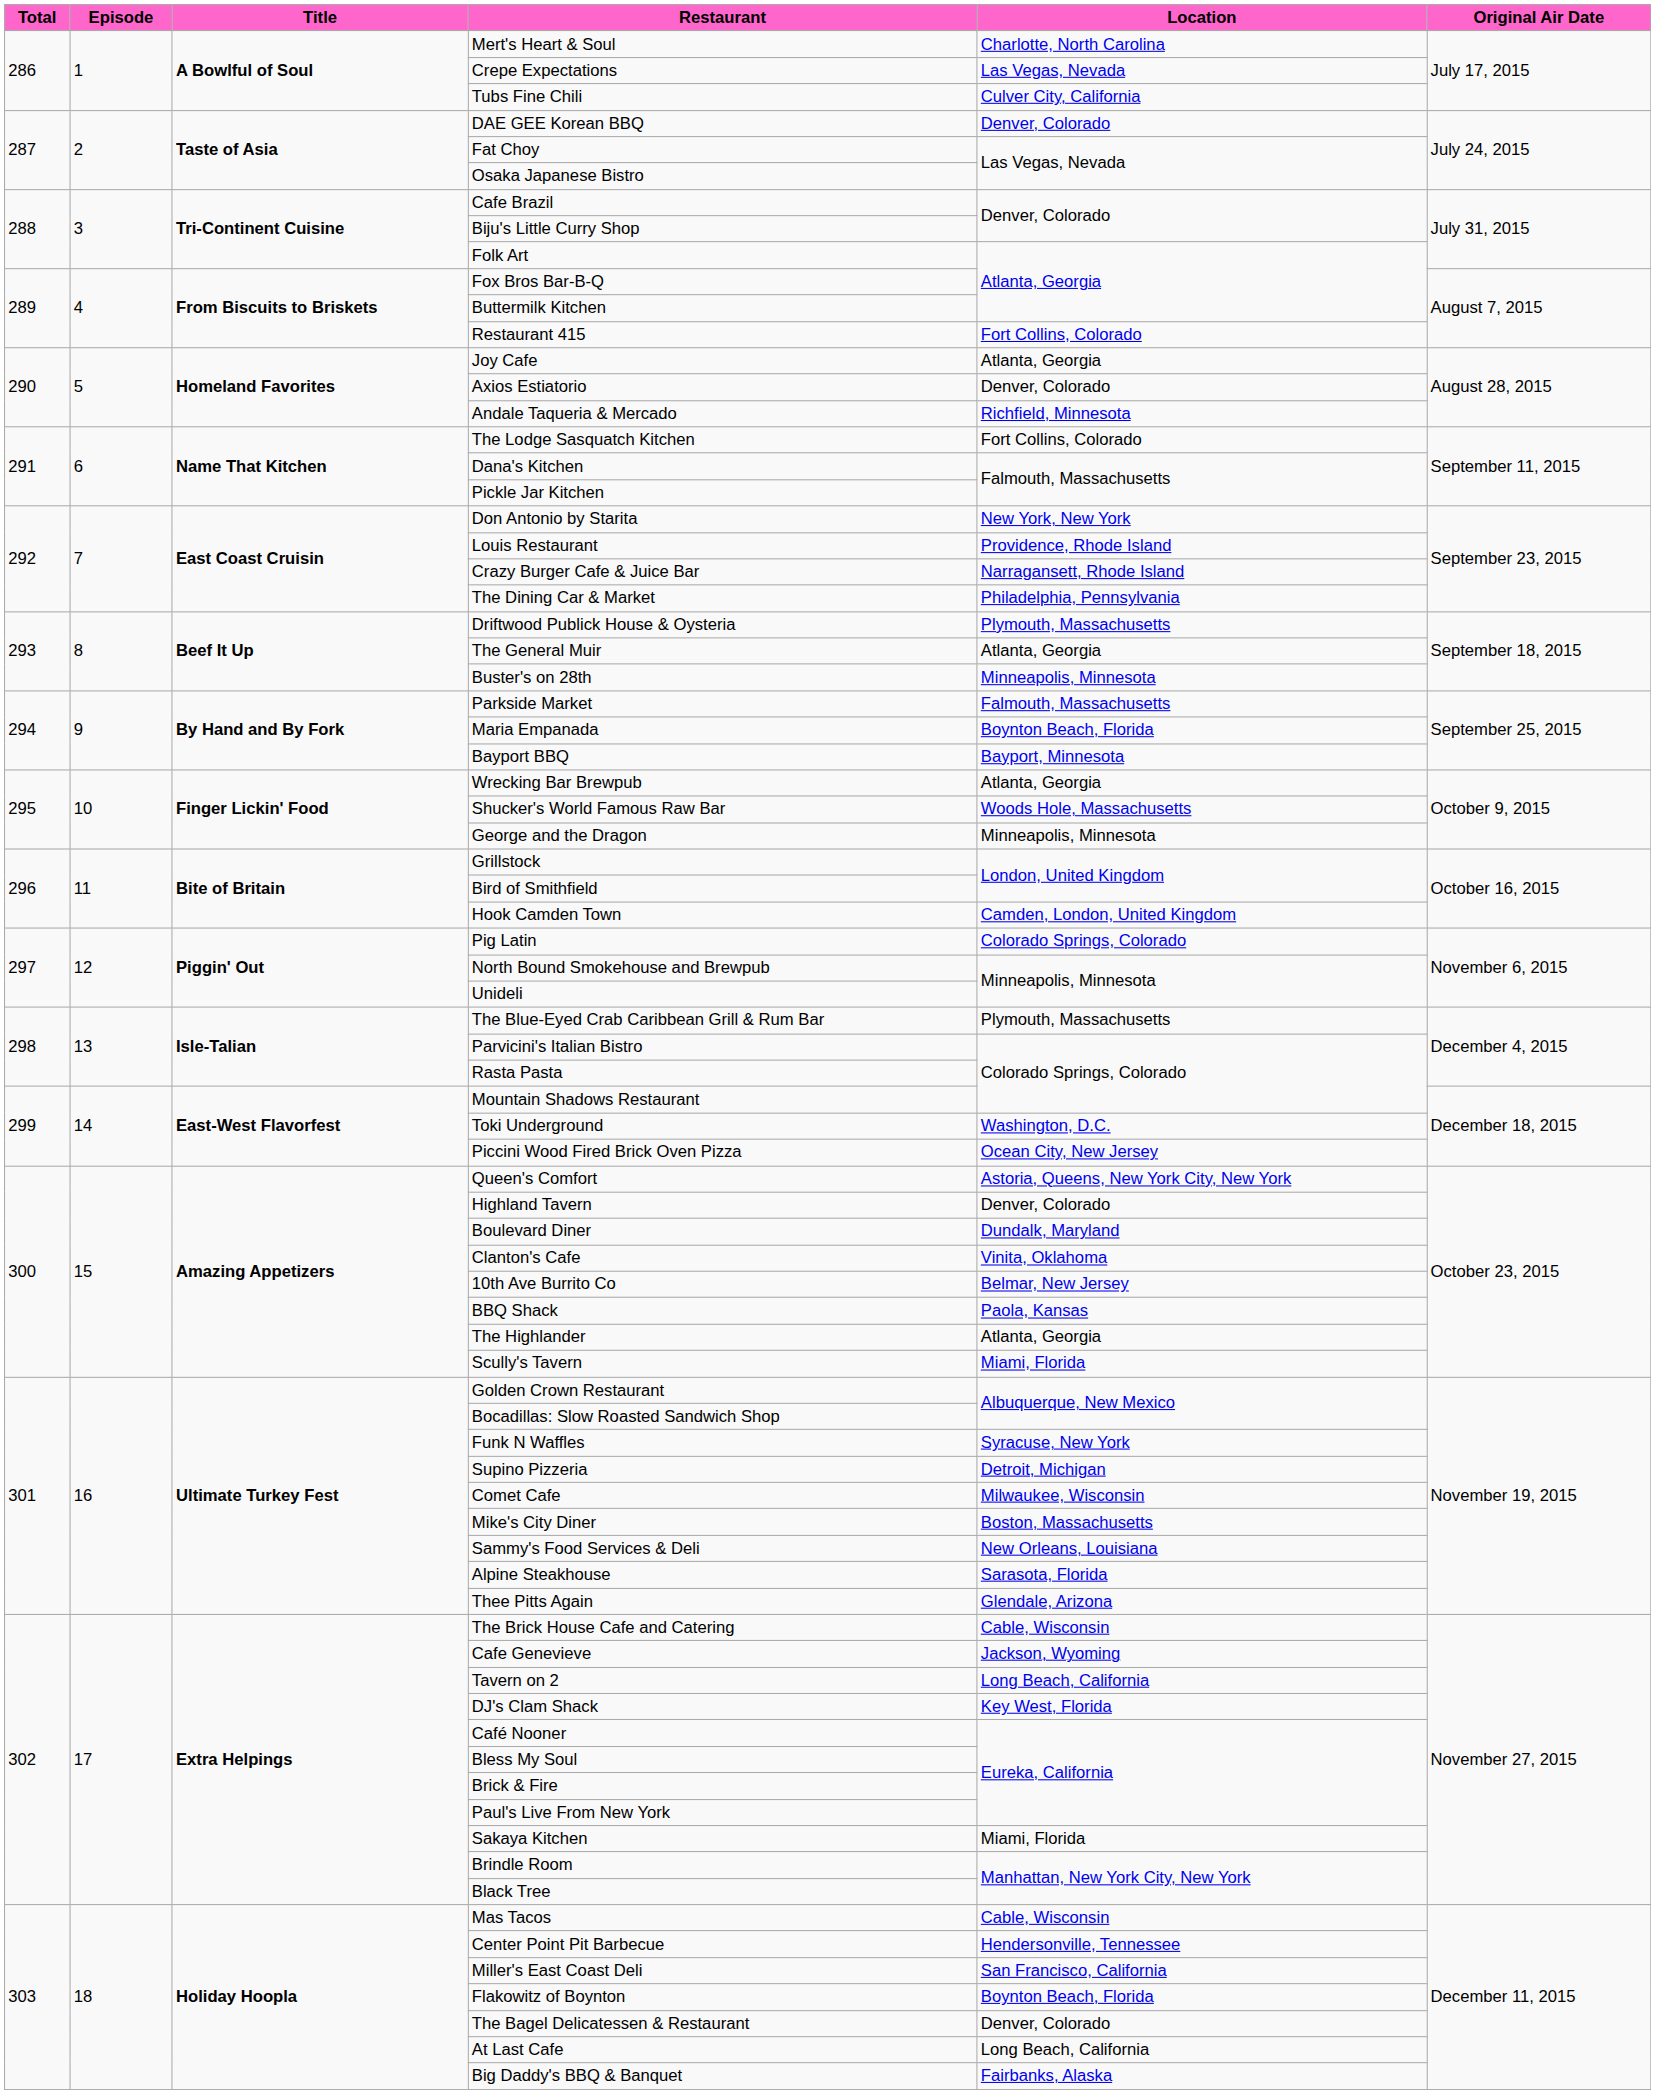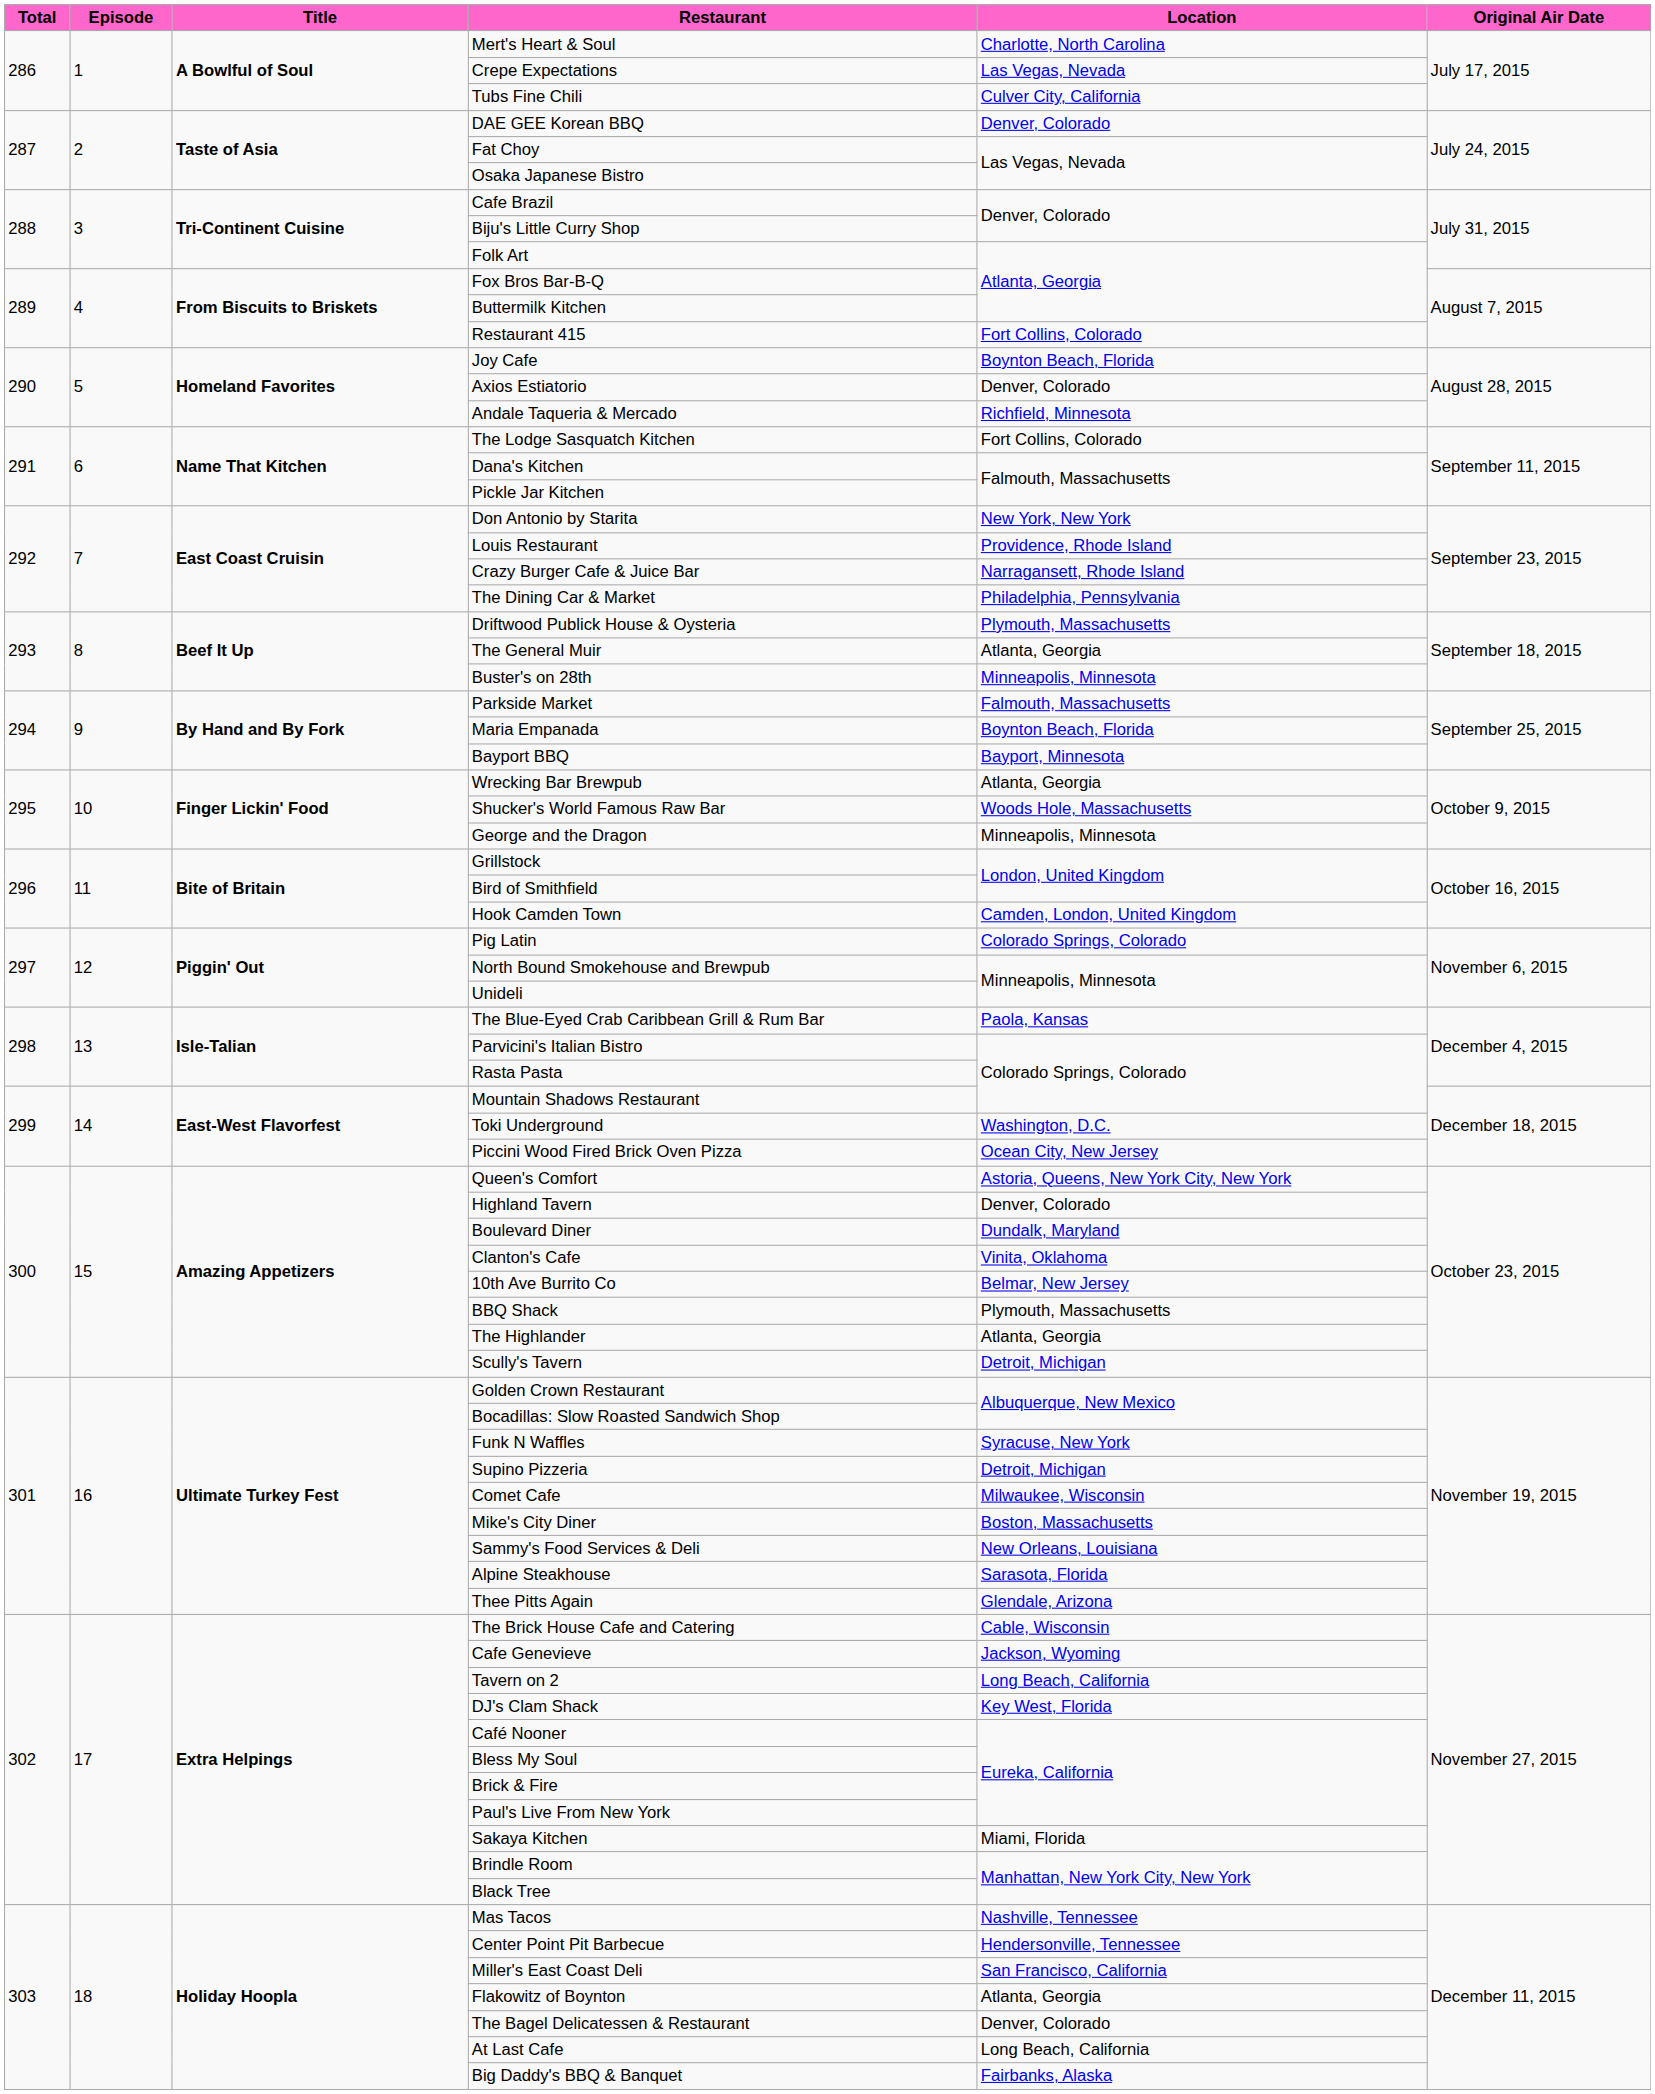(1041, 360) Atlanta, Georgia -> (1067, 360) Boynton Beach, Florida
(1076, 1020) Plymouth, Massachusetts -> (1034, 1020) Paola, Kansas
(1034, 1310) Paola, Kansas -> (1076, 1310) Plymouth, Massachusetts
(1033, 1363) Miami, Florida -> (1043, 1363) Detroit, Michigan
(1045, 1917) Cable, Wisconsin -> (1059, 1917) Nashville, Tennessee
(1067, 1996) Boynton Beach, Florida -> (1041, 1996) Atlanta, Georgia
